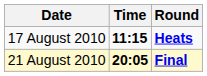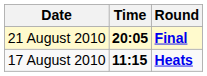rows swapped: (57, 37) <-> (57, 60)
